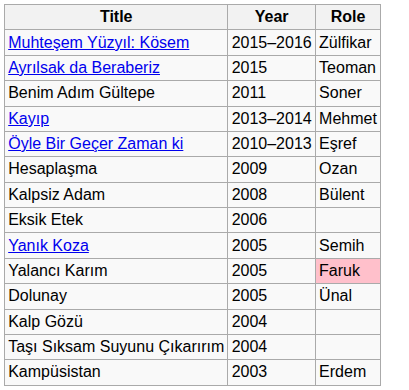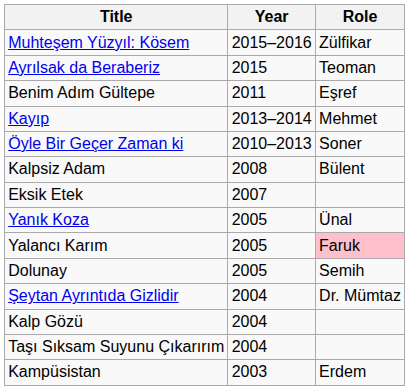(340, 93) Soner -> (338, 93) Eşref
(338, 144) Eşref -> (340, 144) Soner
- row: (53, 169)
(249, 220) 2006 -> (249, 194) 2007
(342, 245) Semih -> (336, 220) Ünal
(336, 296) Ünal -> (342, 270) Semih
+ row: (93, 296)
